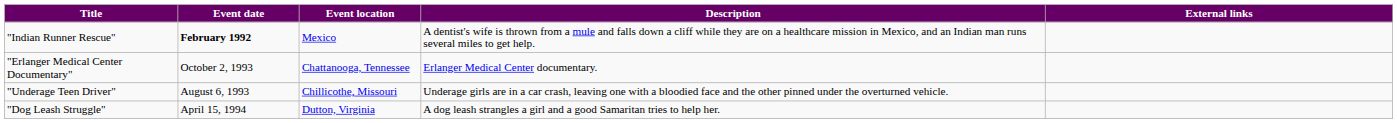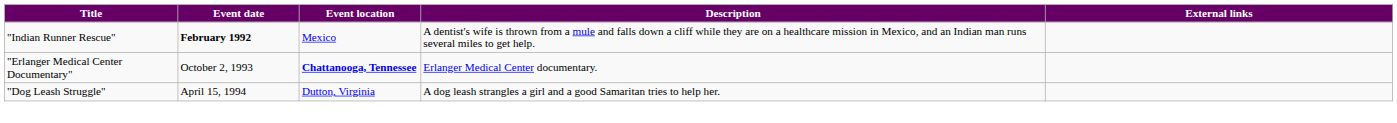(356, 67) normal -> (359, 67) bold
- row: (61, 91)
